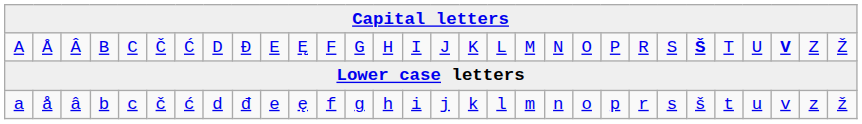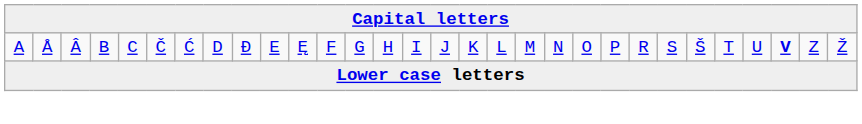(700, 47) bold -> (700, 47) normal
- row: (19, 104)
